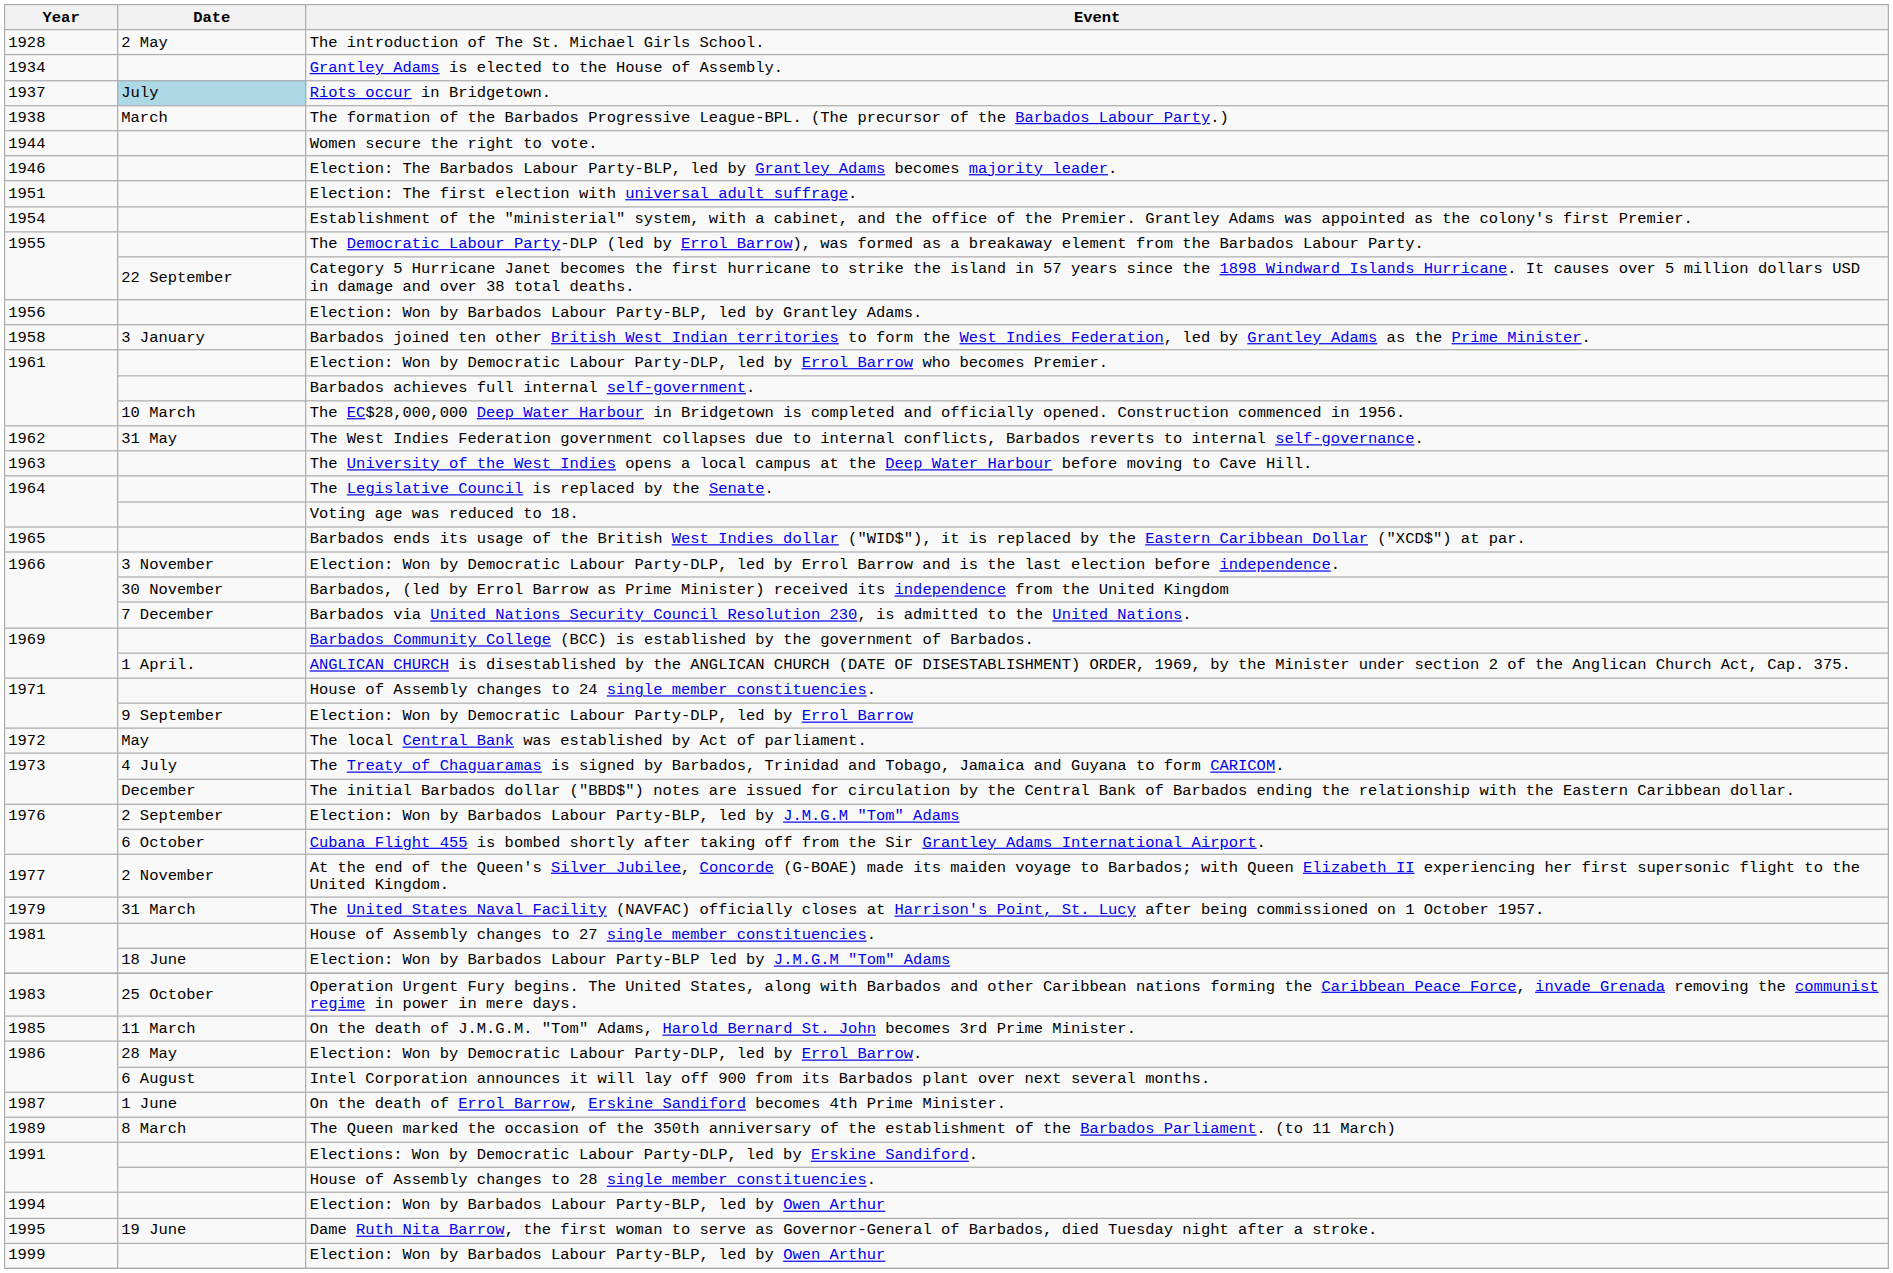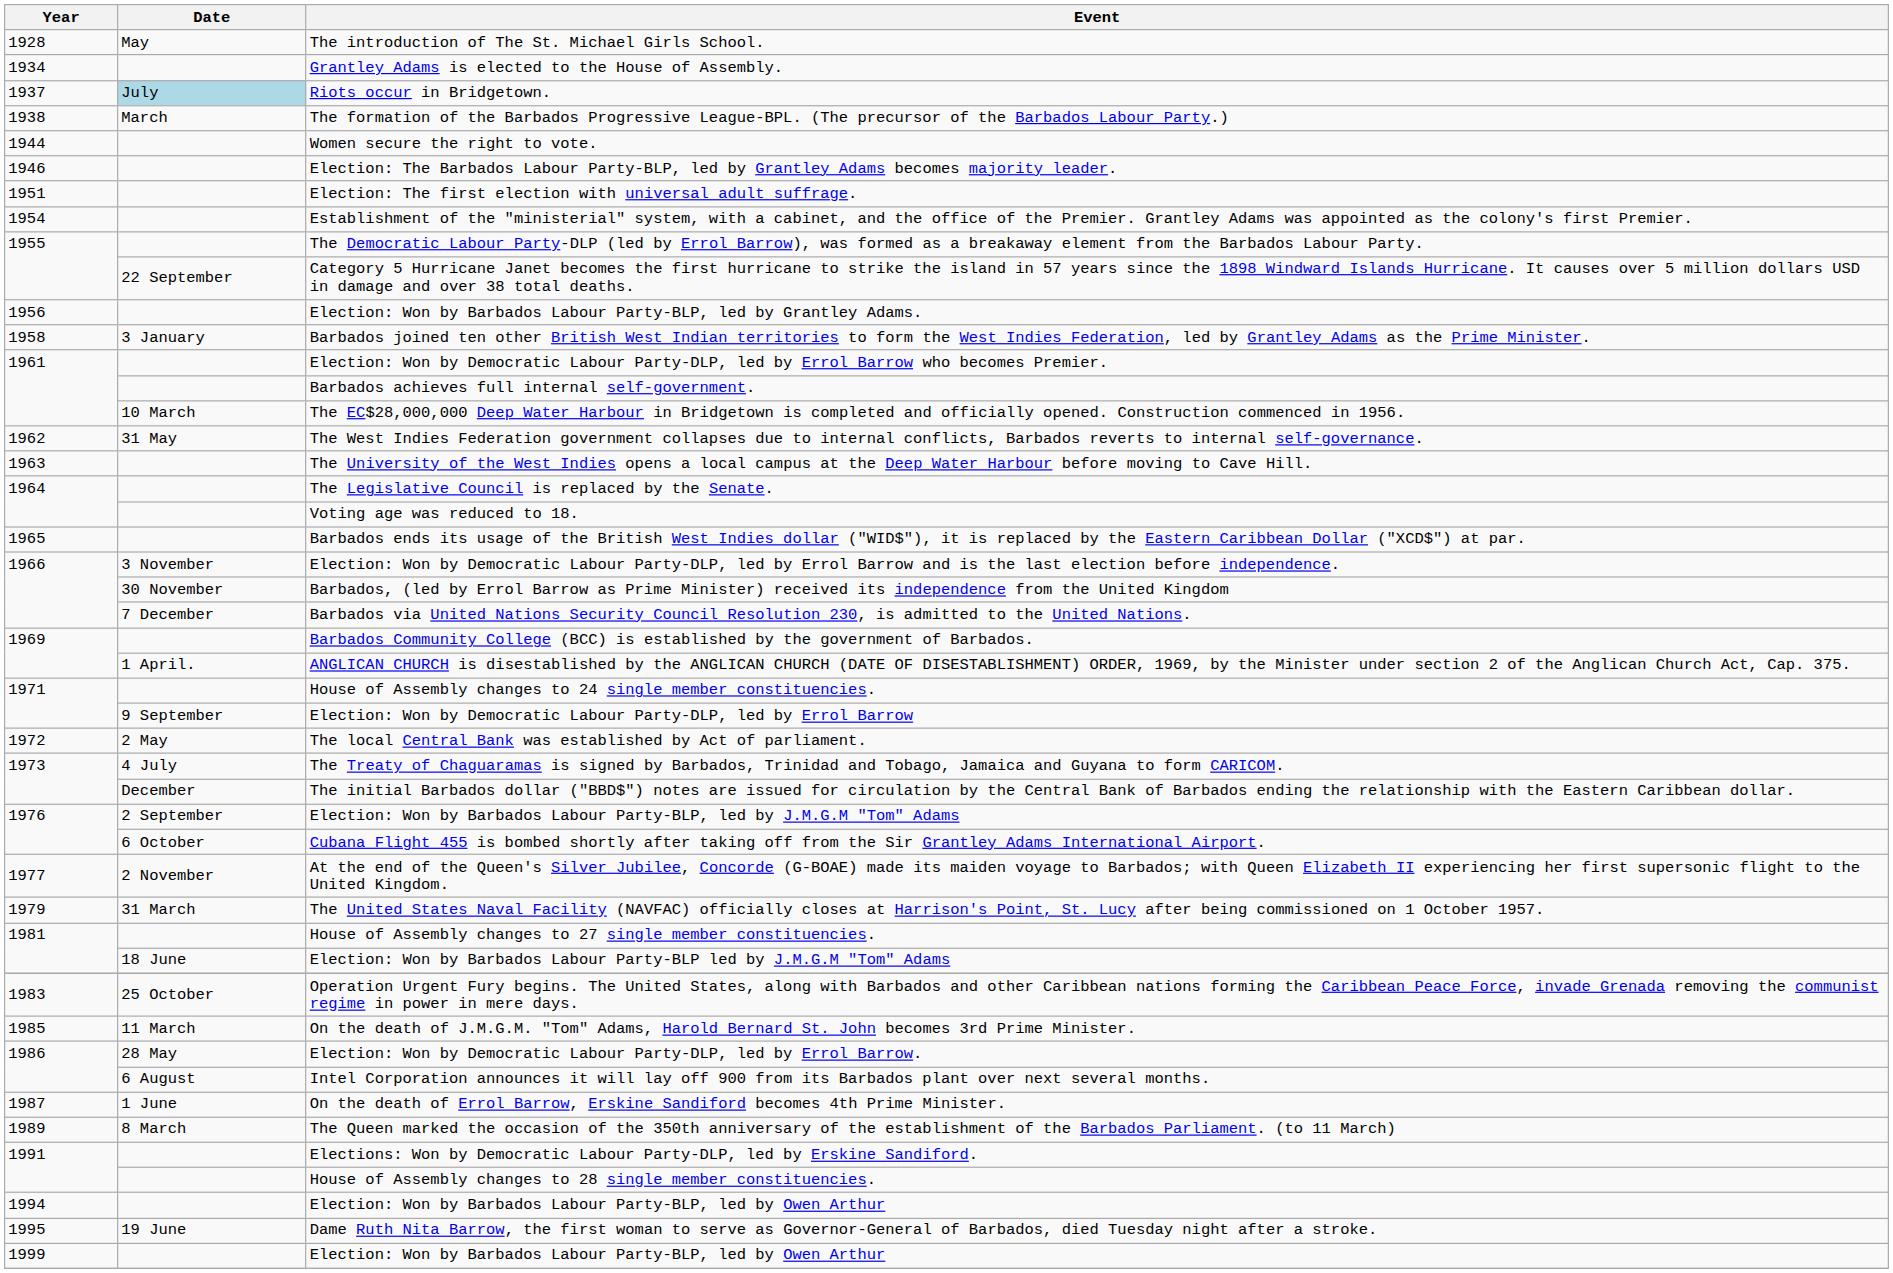(145, 42) 2 May -> (135, 42) May
(135, 741) May -> (145, 741) 2 May
